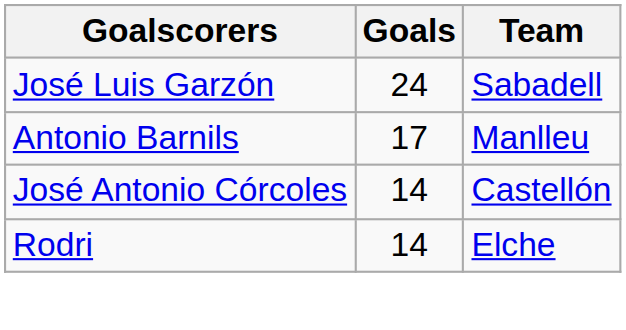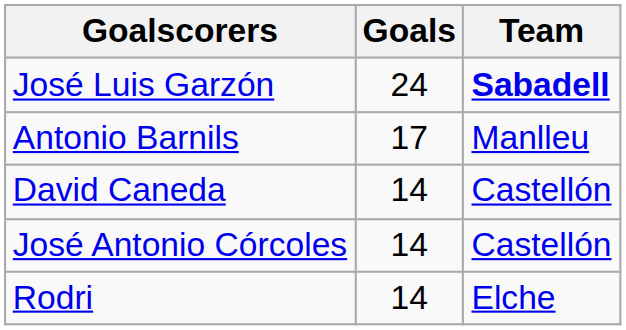(537, 84) normal -> (541, 84) bold
+ row: (119, 191)
